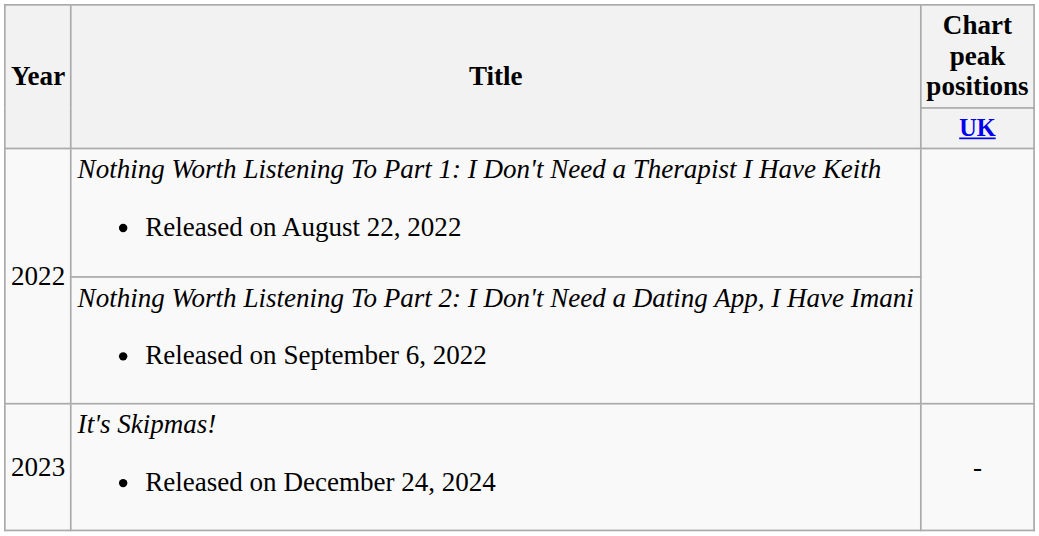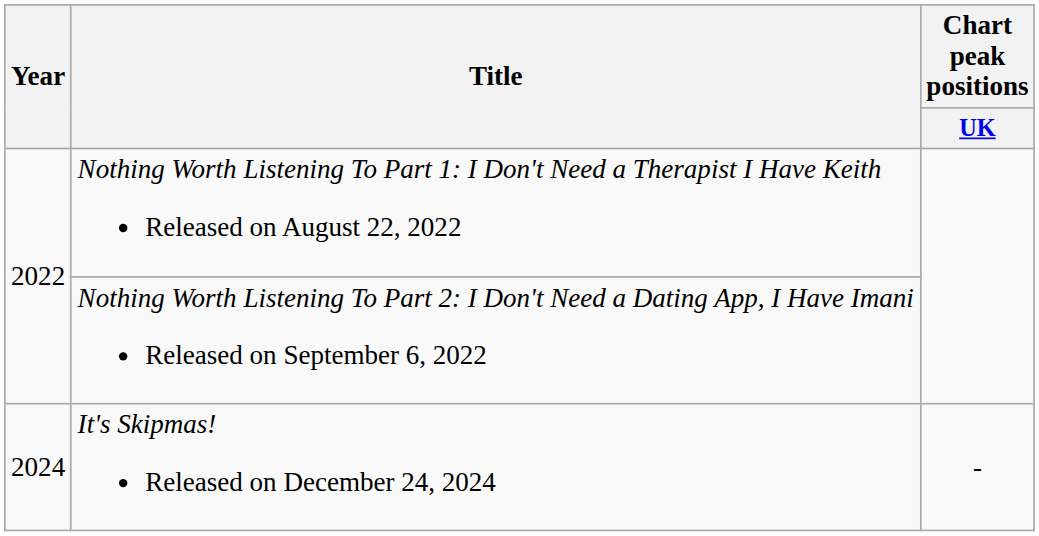(38, 466) 2023 -> (38, 466) 2024
